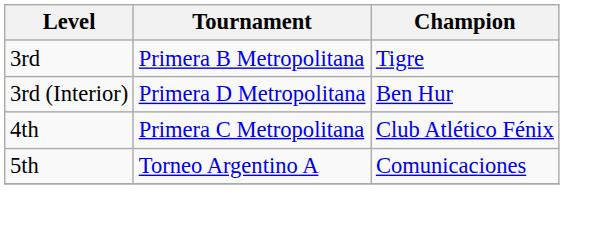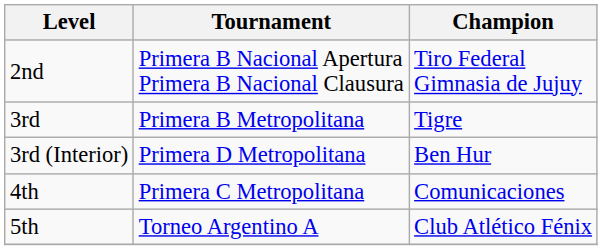+ row: (27, 70)
(465, 129) Club Atlético Fénix -> (489, 190) Comunicaciones
(451, 165) Comunicaciones -> (503, 226) Club Atlético Fénix
